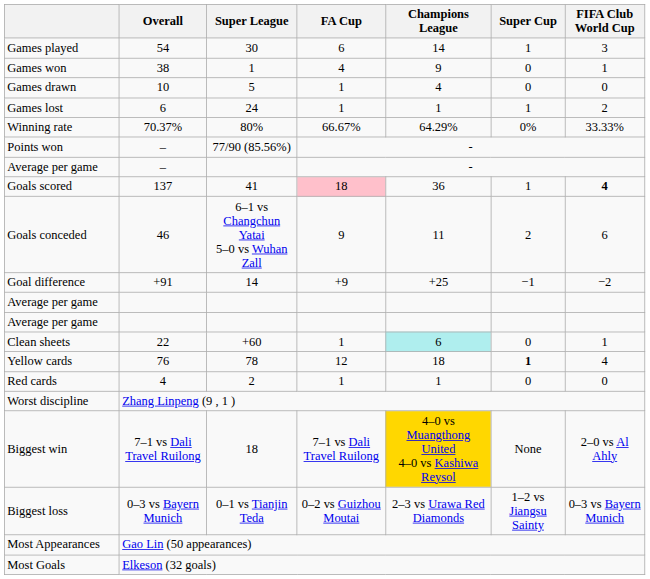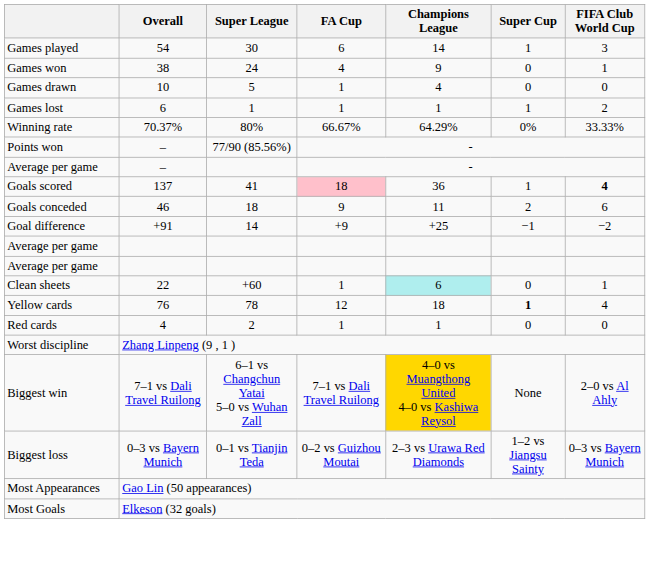(252, 68) 1 -> (252, 68) 24
(252, 107) 24 -> (252, 107) 1
(252, 234) 6–1 vs Changchun Yatai 5–0 vs Wuhan Zall -> (252, 206) 18
(252, 449) 18 -> (252, 392) 6–1 vs Changchun Yatai 5–0 vs Wuhan Zall
